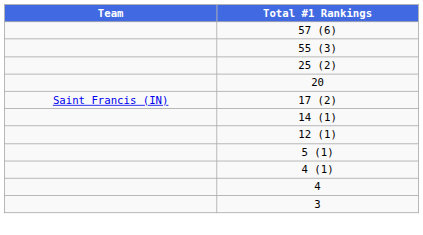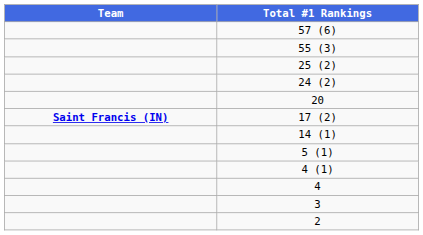+ row: (318, 83)
(111, 100) normal -> (111, 117) bold
- row: (318, 135)
+ row: (318, 222)
